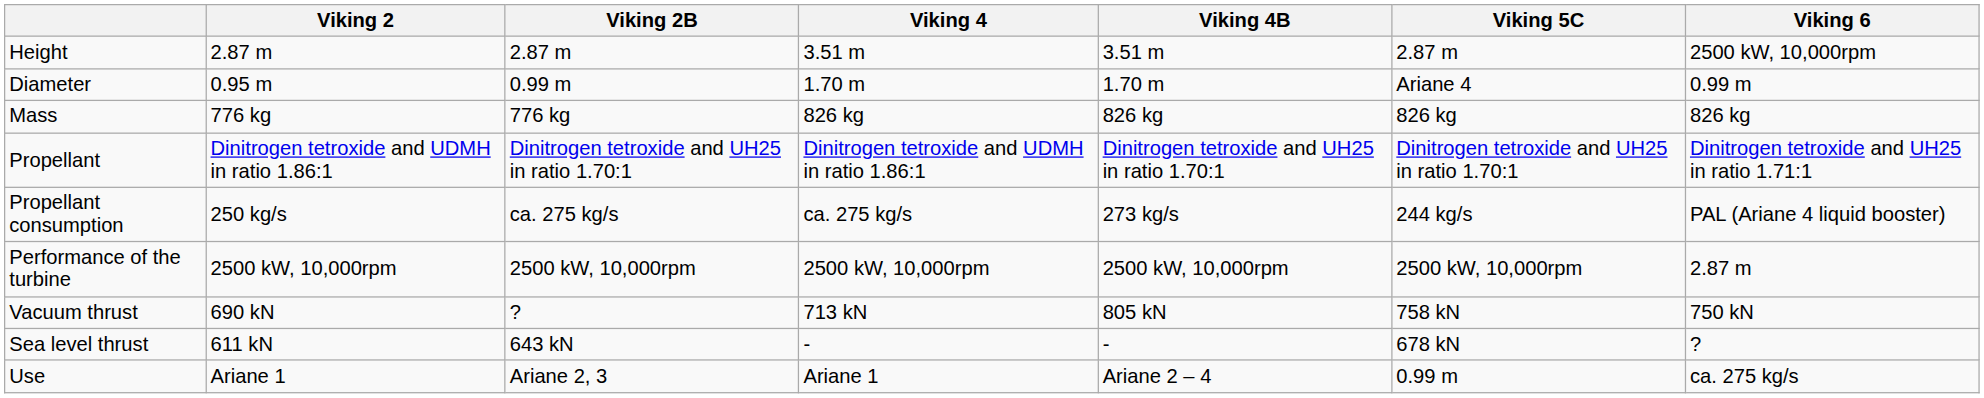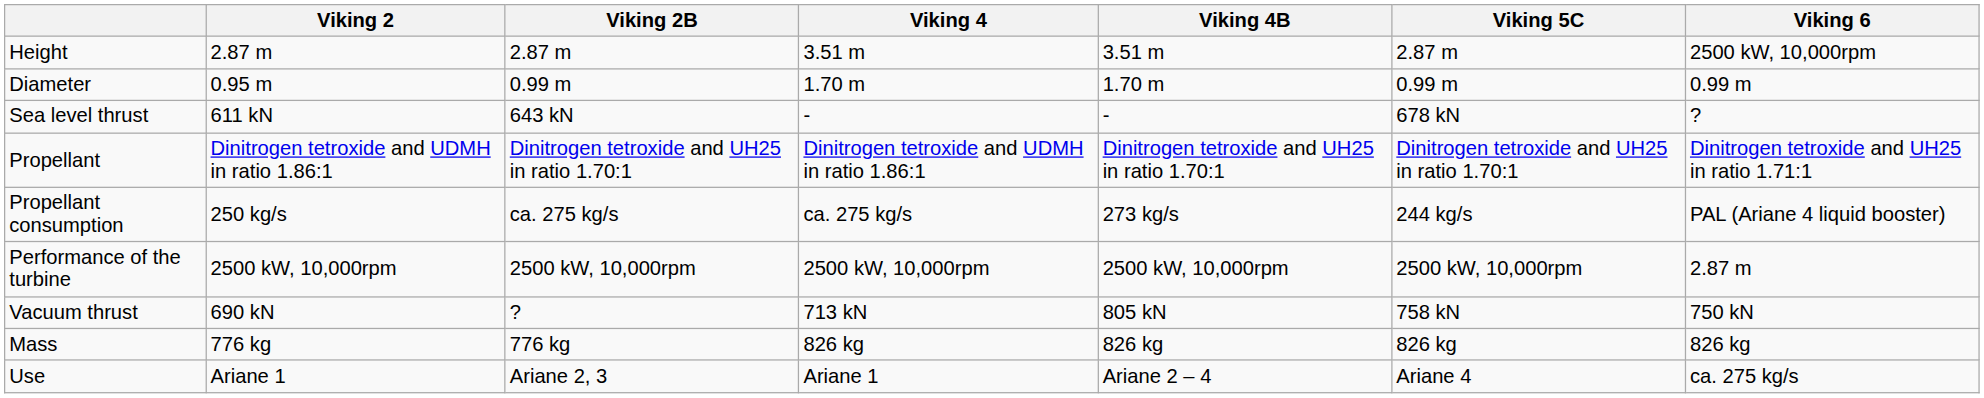(1434, 84) Ariane 4 -> (1427, 84) 0.99 m
rows swapped: (33, 116) <-> (79, 344)
(1427, 376) 0.99 m -> (1434, 376) Ariane 4
